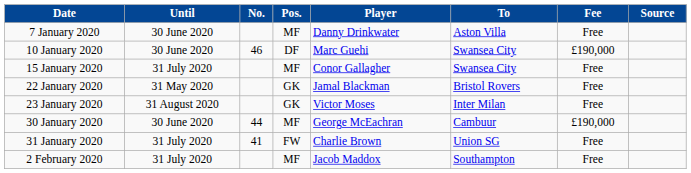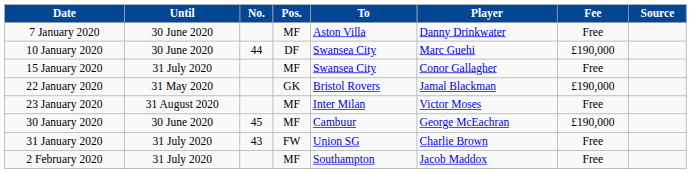columns swapped: (380, 13) <-> (504, 13)
(256, 50) 46 -> (256, 50) 44
(593, 86) Free -> (593, 86) £190,000
(292, 104) GK -> (292, 104) MF
(256, 123) 44 -> (256, 123) 45
(256, 141) 41 -> (256, 141) 43
